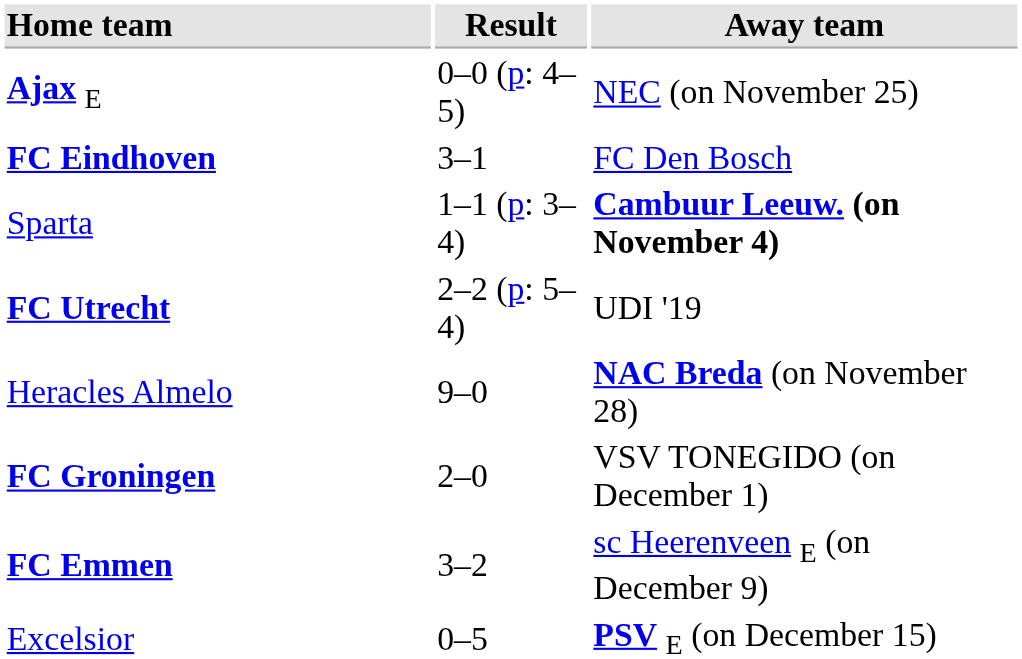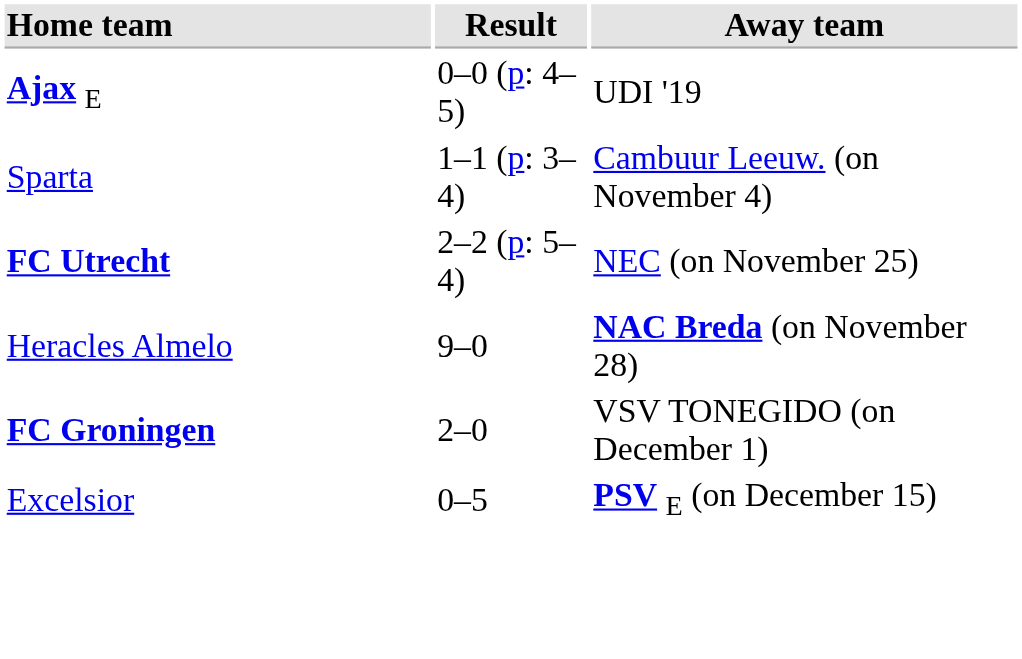(756, 92) NEC (on November 25) -> (647, 92) UDI '19
- row: (111, 157)
(746, 223) bold -> (736, 176) normal
(647, 307) UDI '19 -> (756, 261) NEC (on November 25)
- row: (90, 565)
